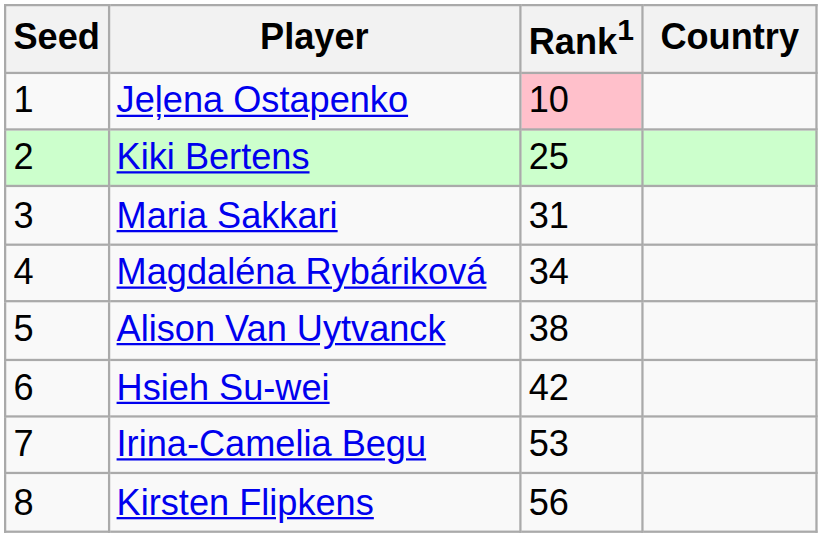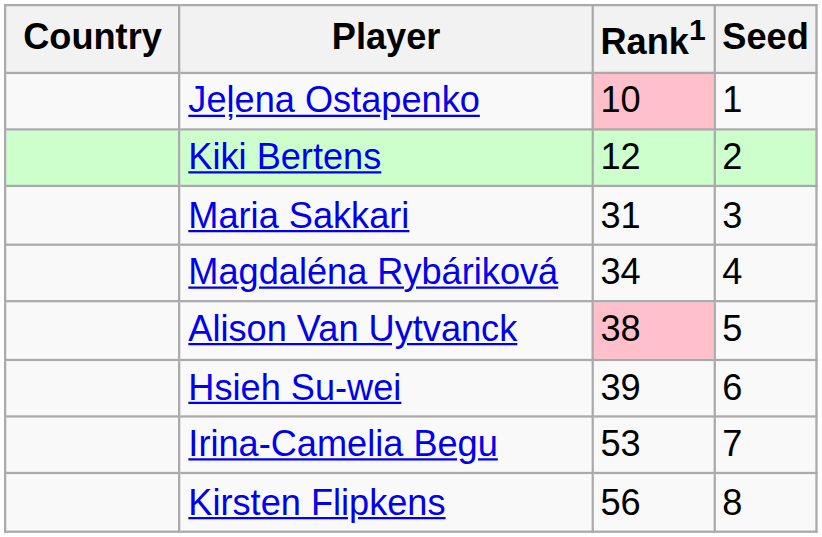columns swapped: (730, 38) <-> (57, 38)
(549, 157) 25 -> (621, 157) 12
(549, 329) no background -> (621, 329) pink background
(549, 387) 42 -> (621, 387) 39
